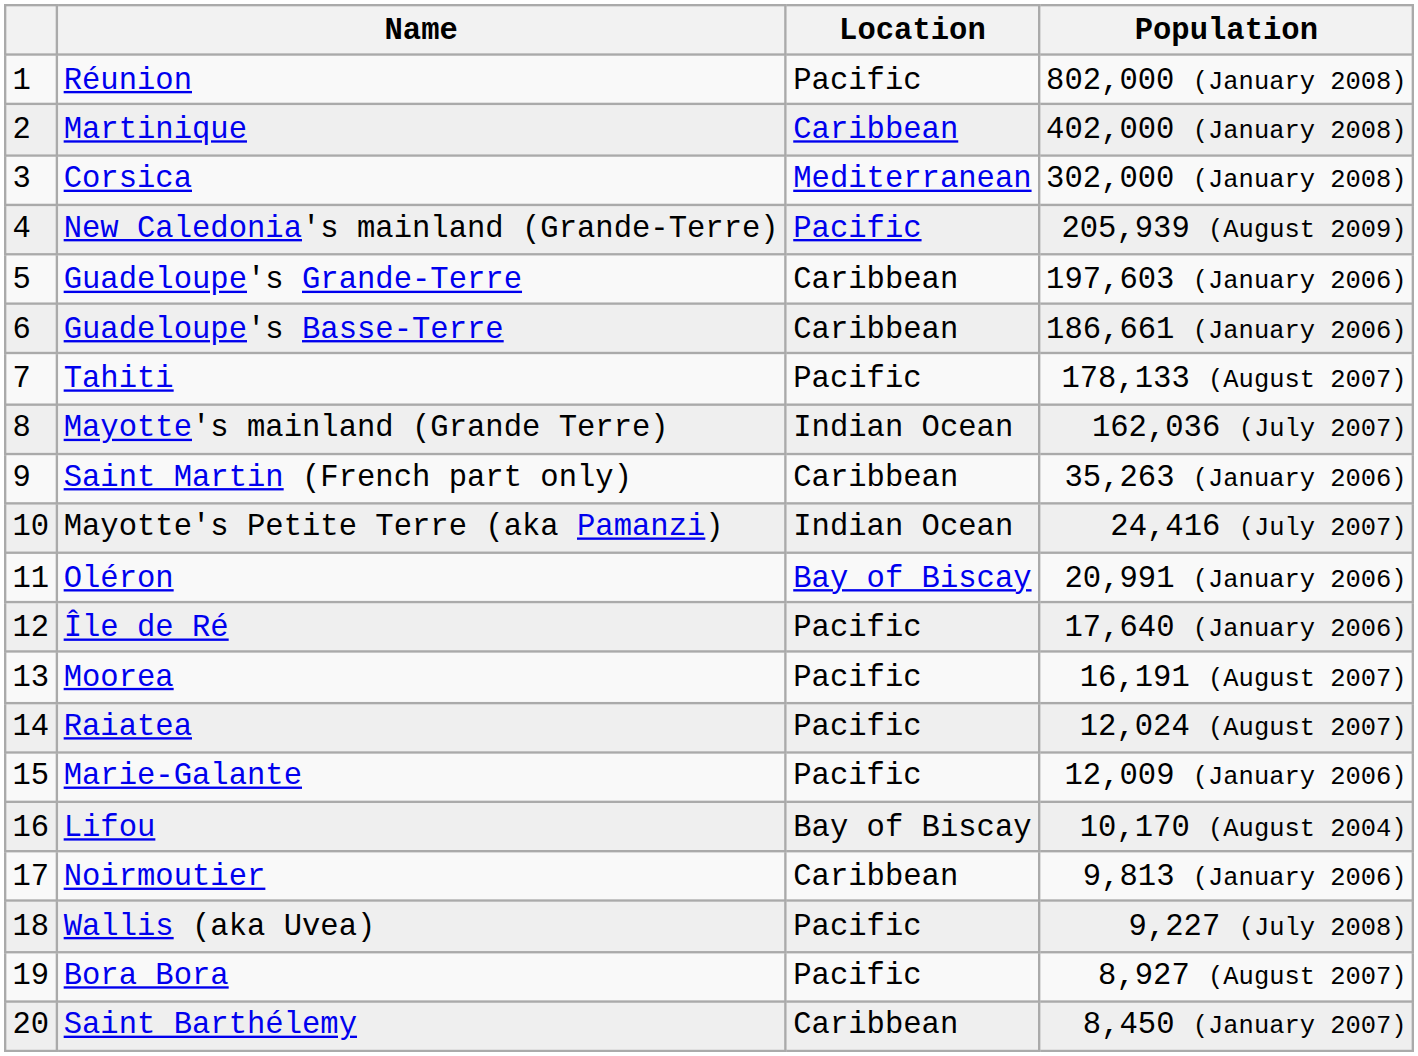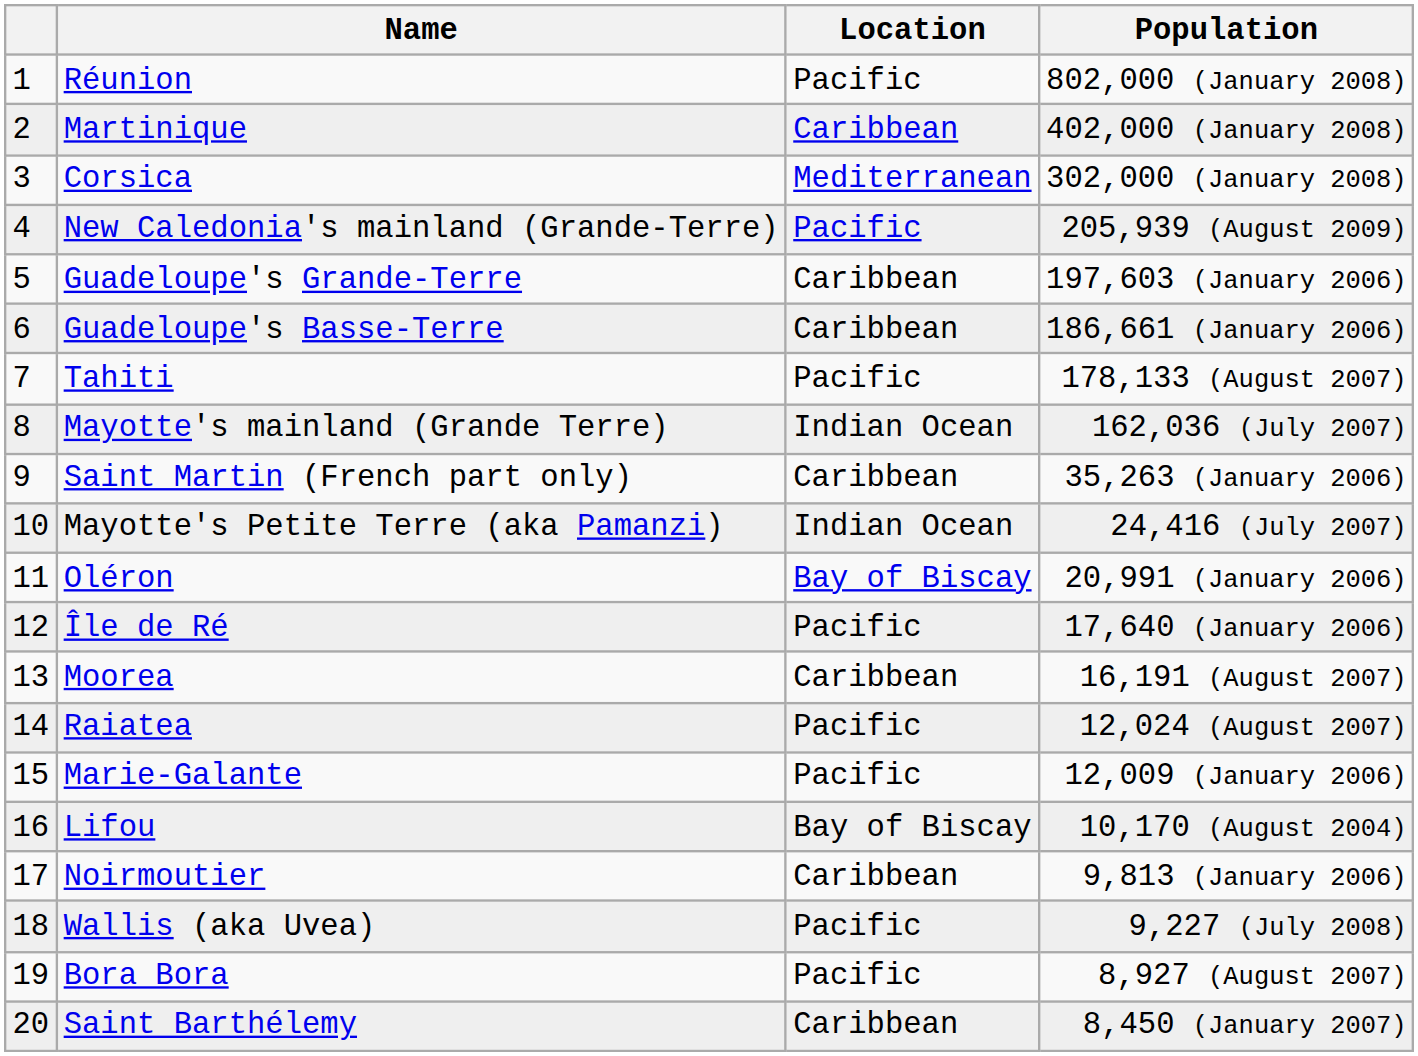(857, 677) Pacific -> (876, 677) Caribbean
